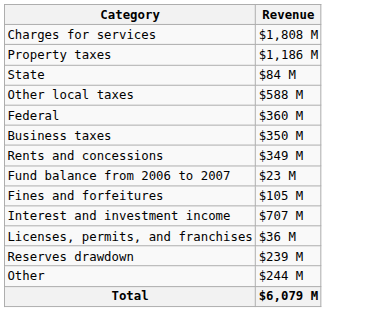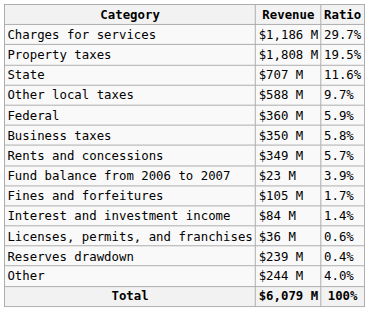+ column: (343, 15)
(288, 35) $1,808 M -> (288, 35) $1,186 M
(288, 55) $1,186 M -> (288, 55) $1,808 M
(277, 75) $84 M -> (281, 75) $707 M
(281, 216) $707 M -> (277, 216) $84 M
